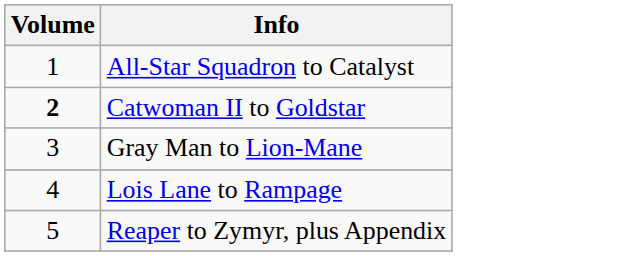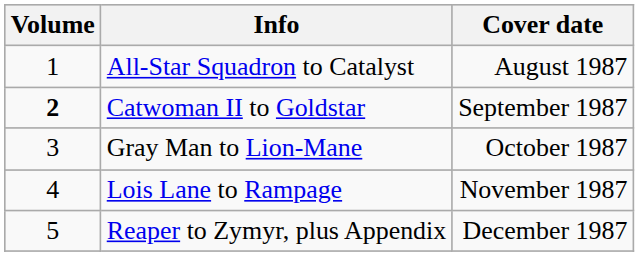+ column: (543, 25)
